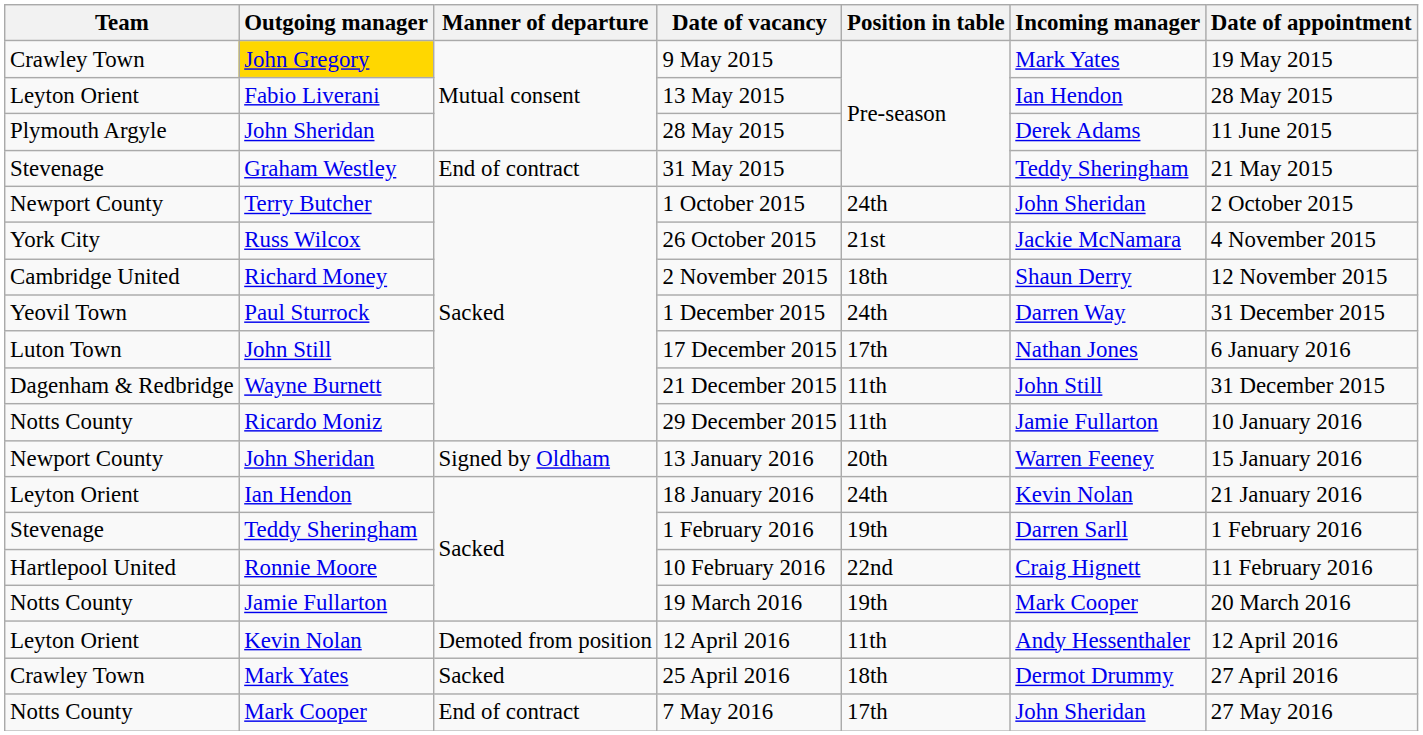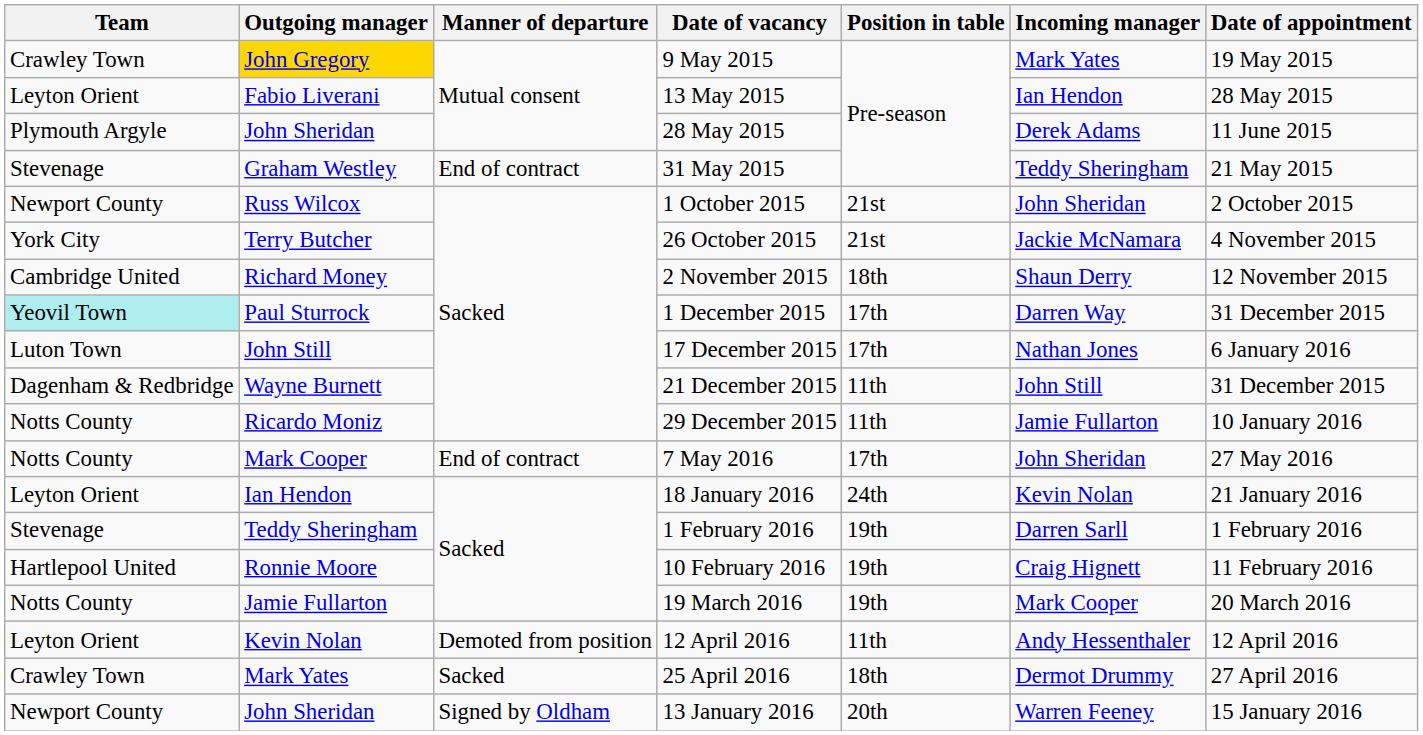(308, 204) Terry Butcher -> (302, 204) Russ Wilcox
(867, 204) 24th -> (866, 204) 21st
(302, 240) Russ Wilcox -> (308, 240) Terry Butcher
(69, 312) no background -> (69, 312) paleturquoise background
(867, 312) 24th -> (867, 312) 17th
rows swapped: (738, 458) <-> (718, 712)
(870, 566) 22nd -> (867, 566) 19th
